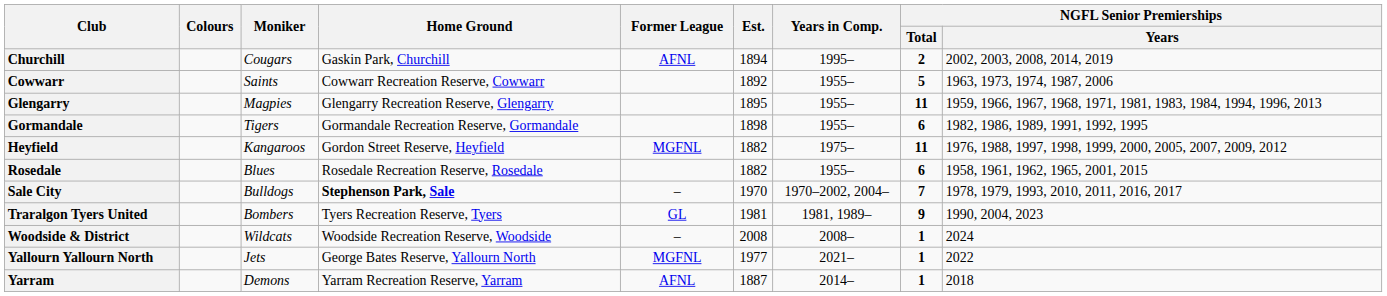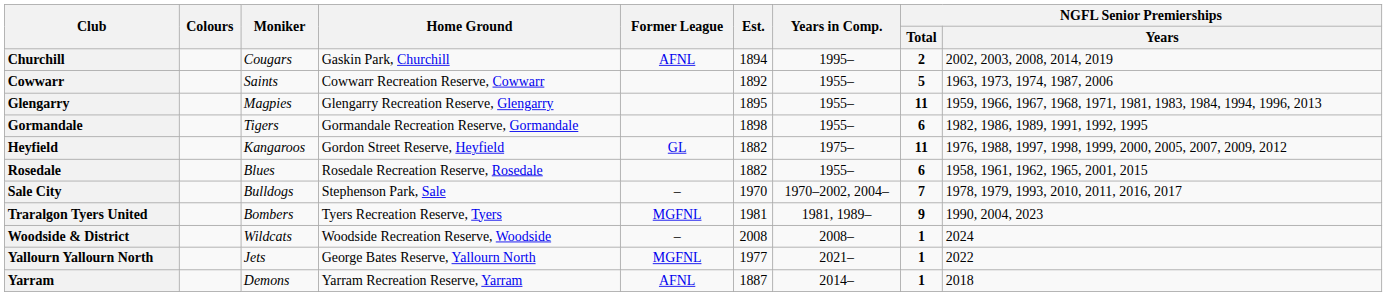(677, 147) MGFNL -> (677, 147) GL
(388, 192) bold -> (384, 192) normal
(677, 214) GL -> (677, 214) MGFNL
